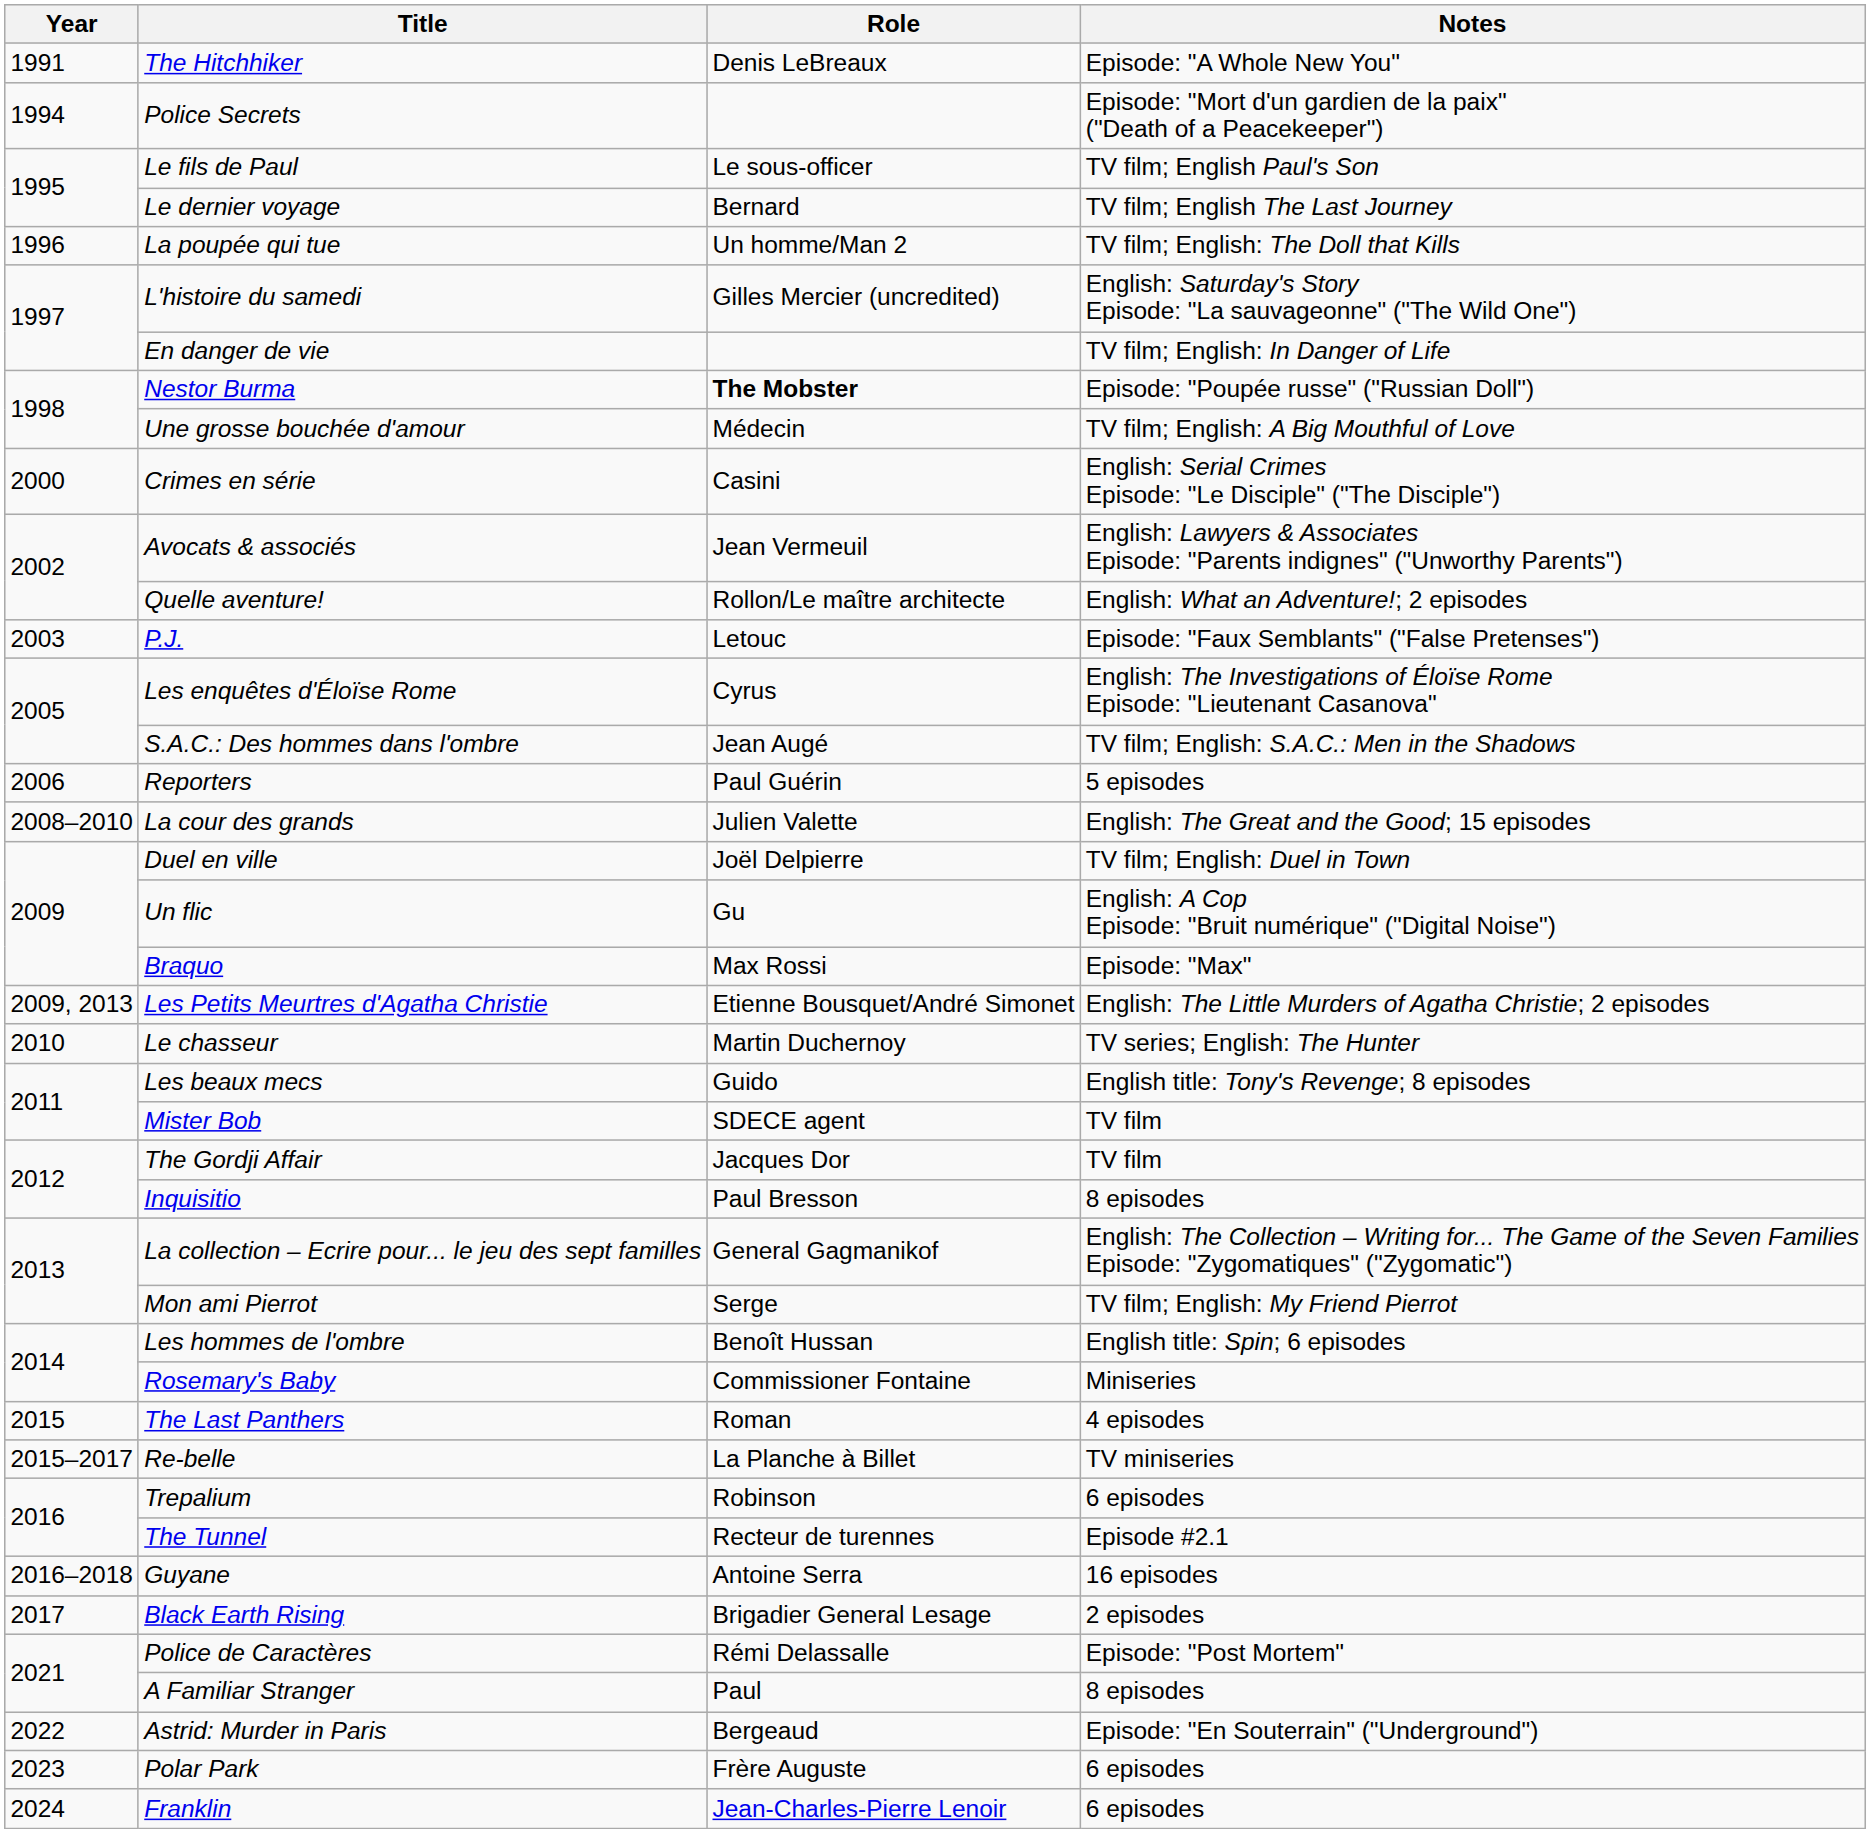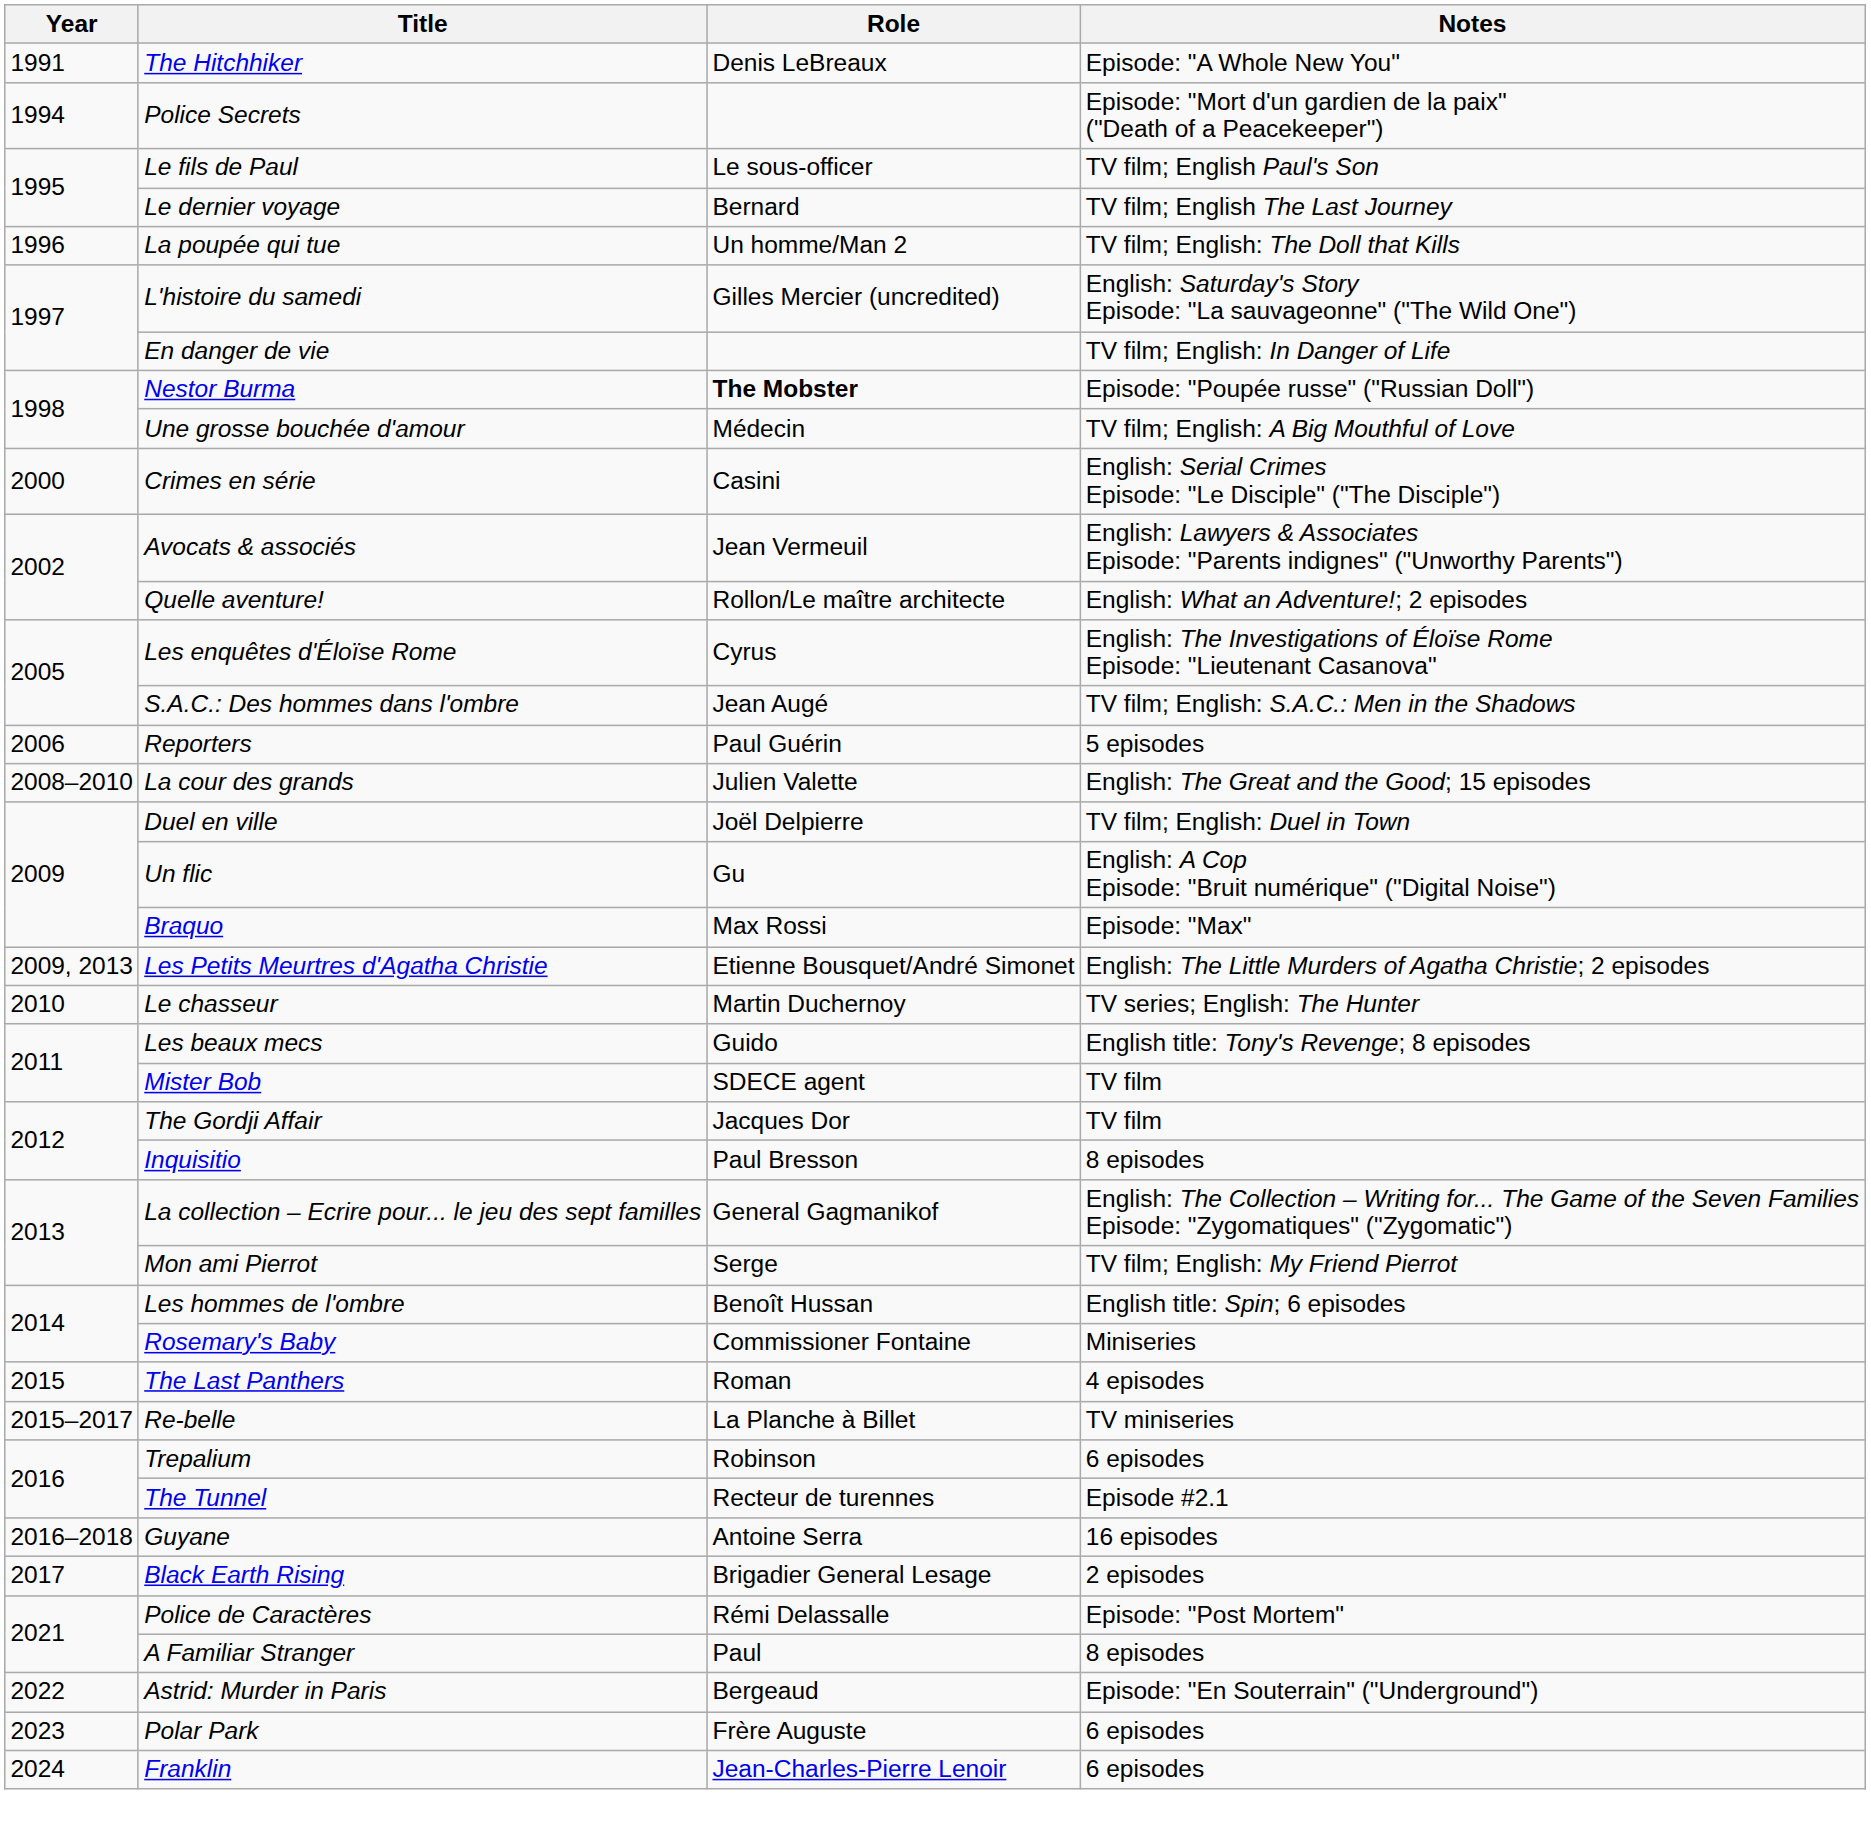- row: (164, 638)
